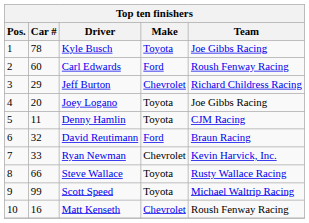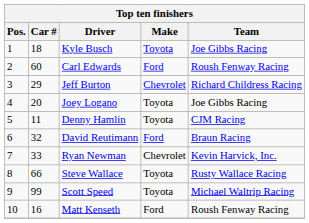(36, 49) 78 -> (36, 49) 18
(165, 209) Chevrolet -> (154, 209) Ford
